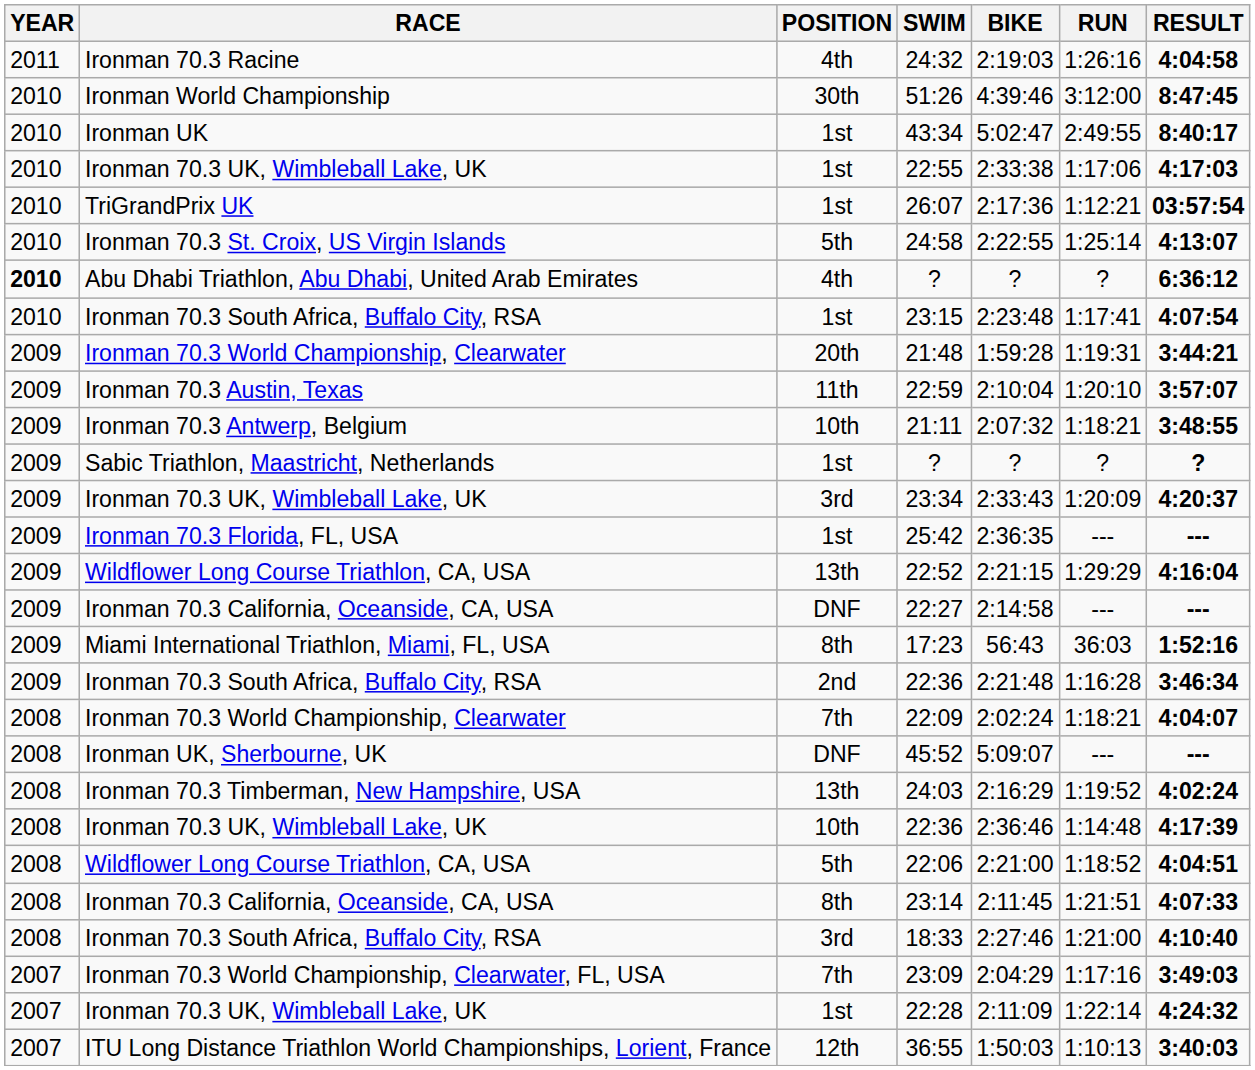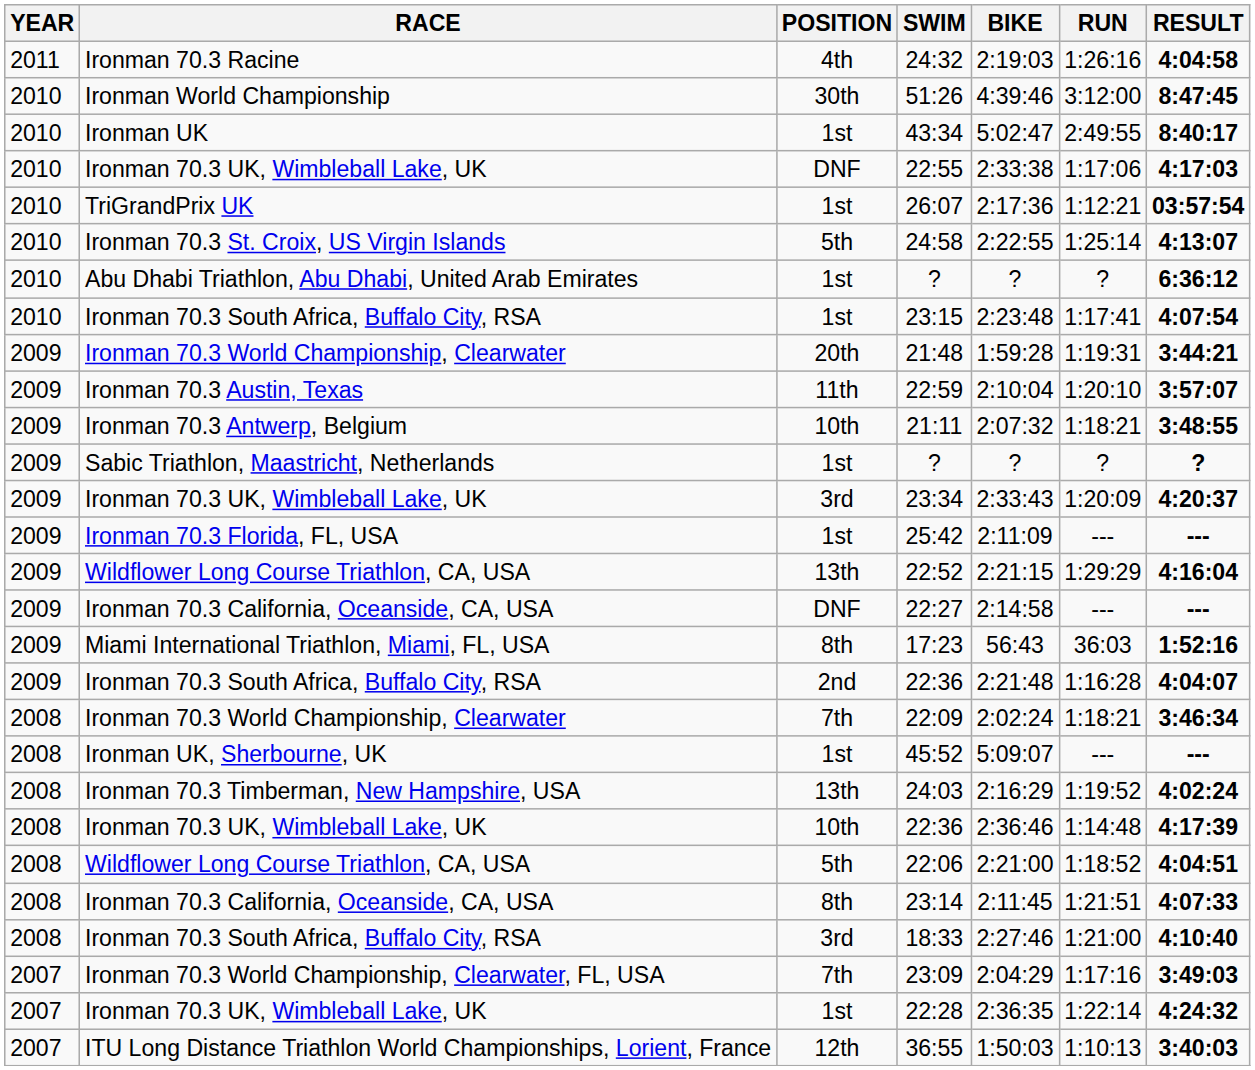(837, 170) 1st -> (837, 170) DNF
(36, 279) bold -> (36, 279) normal
(837, 279) 4th -> (837, 279) 1st
(1015, 535) 2:36:35 -> (1015, 535) 2:11:09
(1198, 682) 3:46:34 -> (1198, 682) 4:04:07
(1198, 718) 4:04:07 -> (1198, 718) 3:46:34
(837, 755) DNF -> (837, 755) 1st
(1015, 1011) 2:11:09 -> (1015, 1011) 2:36:35
